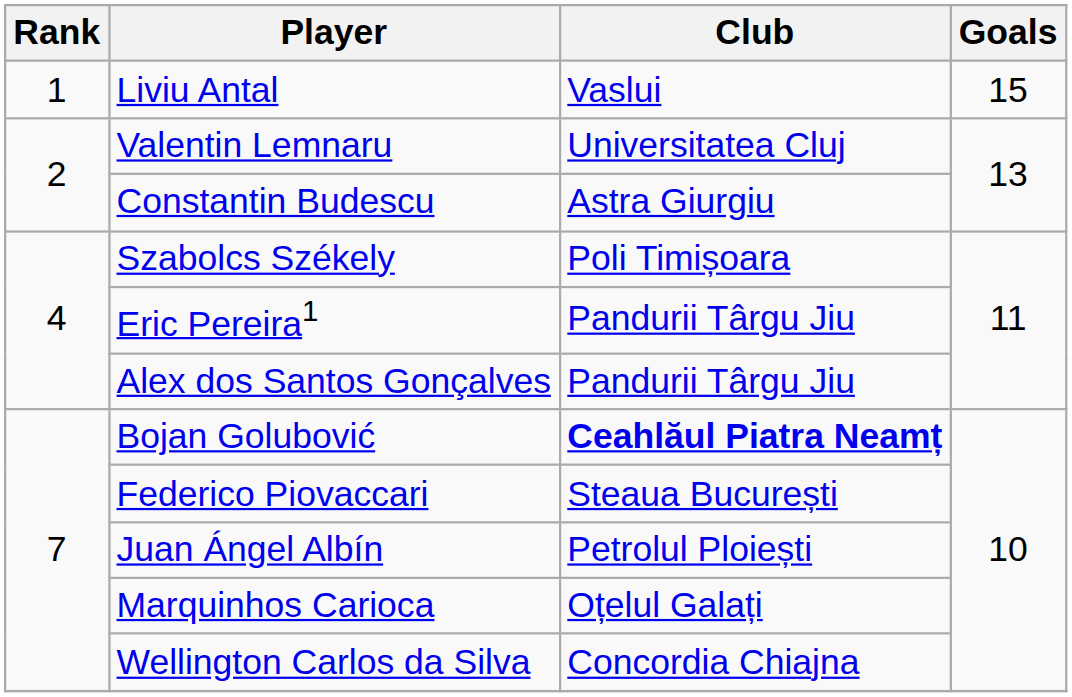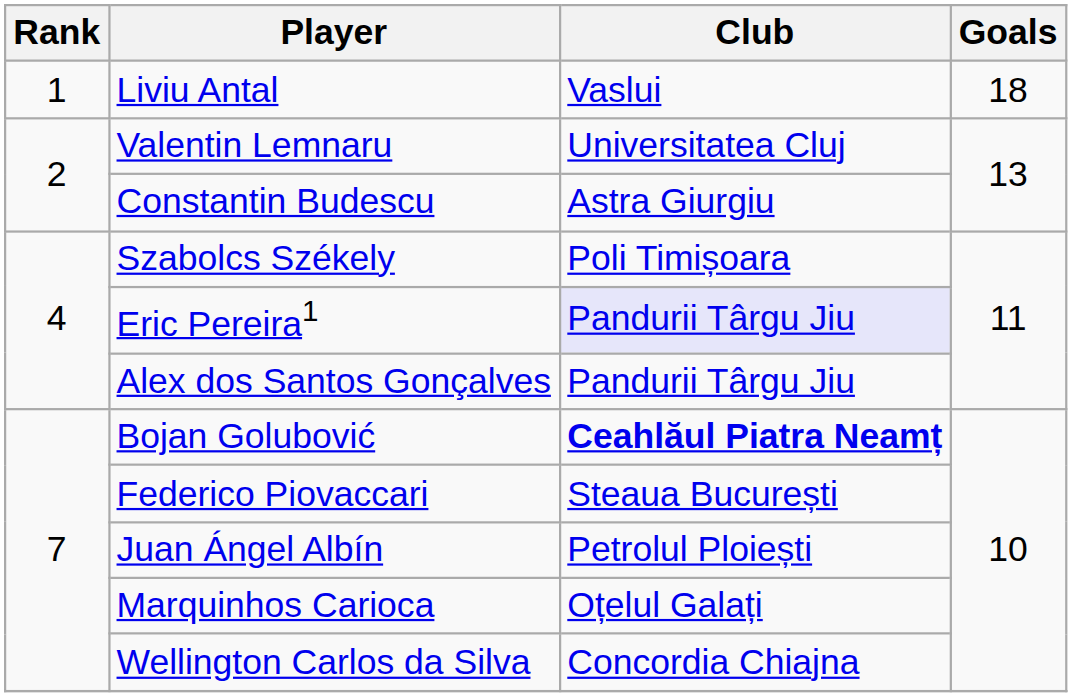(1008, 88) 15 -> (1008, 88) 18
(711, 319) no background -> (711, 319) lavender background
